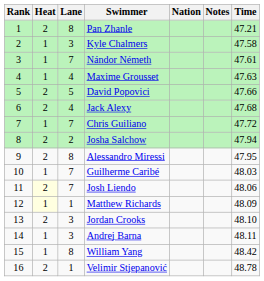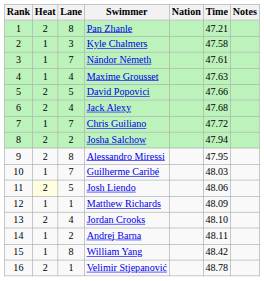columns swapped: (245, 12) <-> (217, 12)
(71, 188) 7 -> (71, 188) 5
(45, 204) lightyellow background -> (45, 204) no background
(71, 220) 3 -> (71, 220) 4
(71, 236) 3 -> (71, 236) 2
